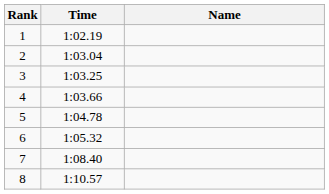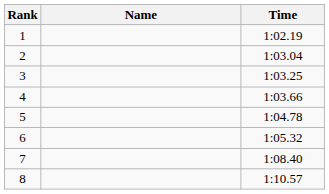columns swapped: (225, 14) <-> (83, 14)
